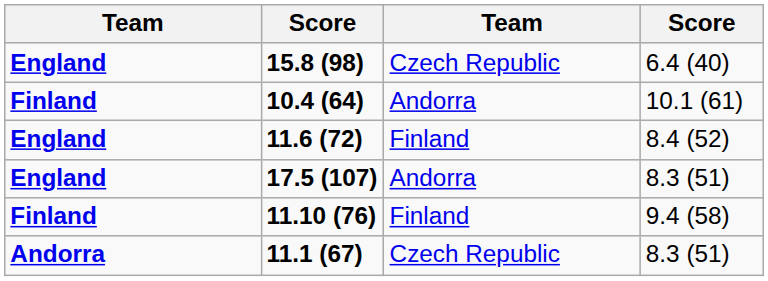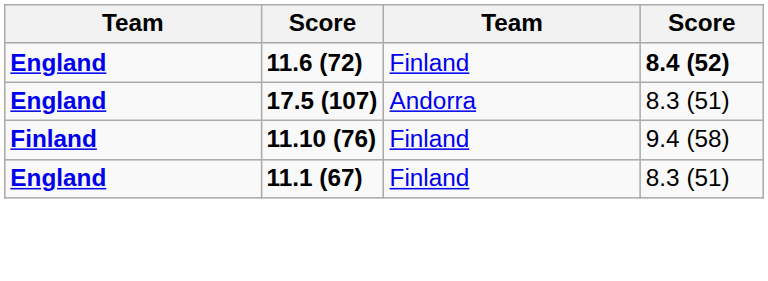- row: (315, 62)
- row: (315, 100)
(688, 139) normal -> (688, 62) bold
(58, 255) Andorra -> (58, 178) England
(475, 255) Czech Republic -> (429, 178) Finland
